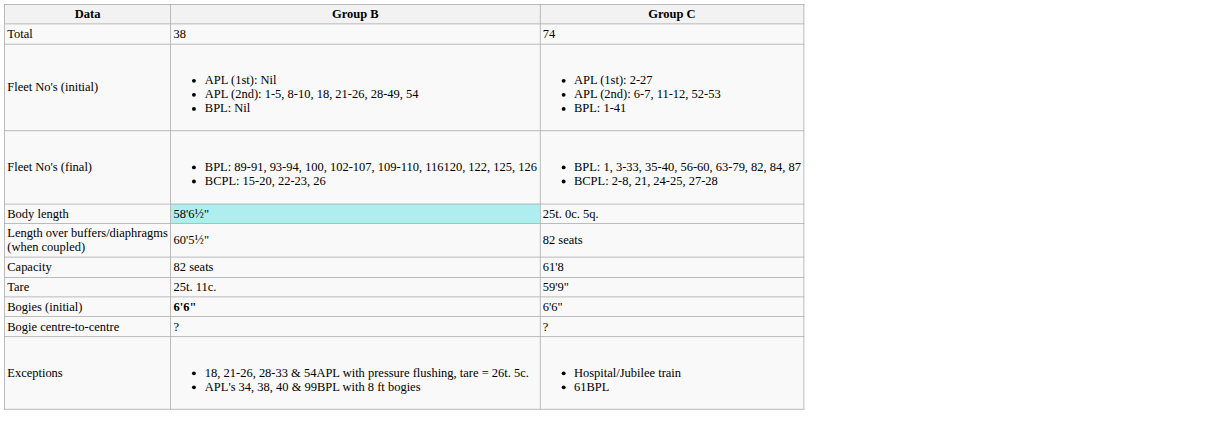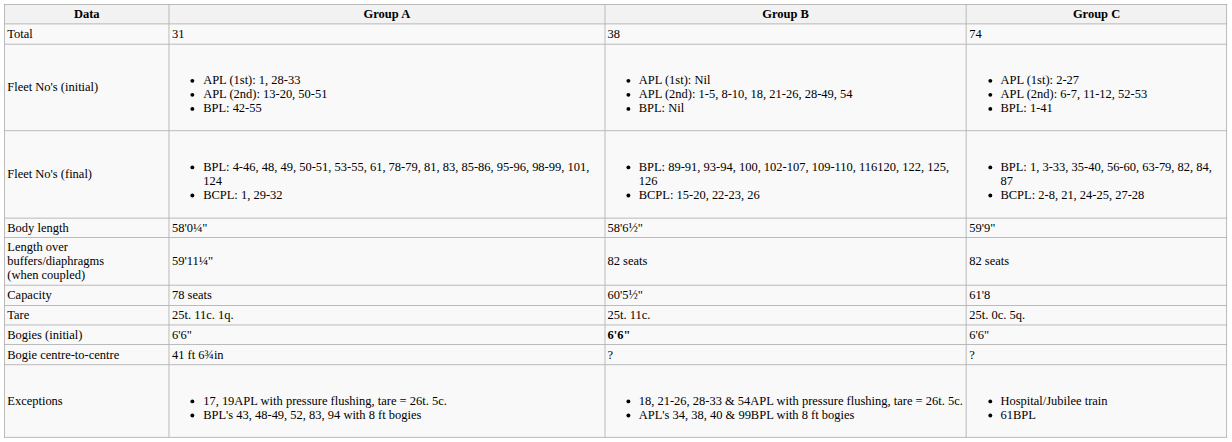+ column: (387, 14)
(191, 213) paleturquoise background -> (625, 227) no background
(571, 213) 25t. 0c. 5q. -> (982, 227) 59'9"
(191, 240) 60'5½" -> (627, 261) 82 seats
(194, 267) 82 seats -> (625, 295) 60'5½"
(556, 287) 59'9" -> (997, 315) 25t. 0c. 5q.
